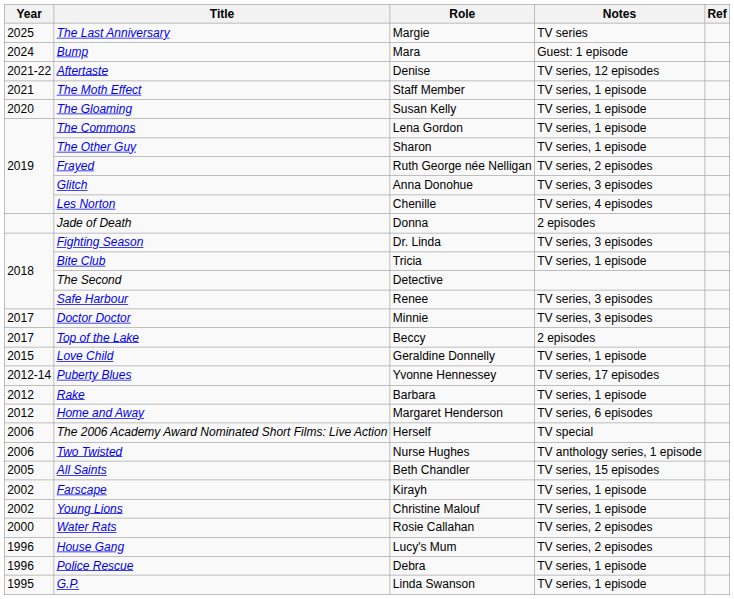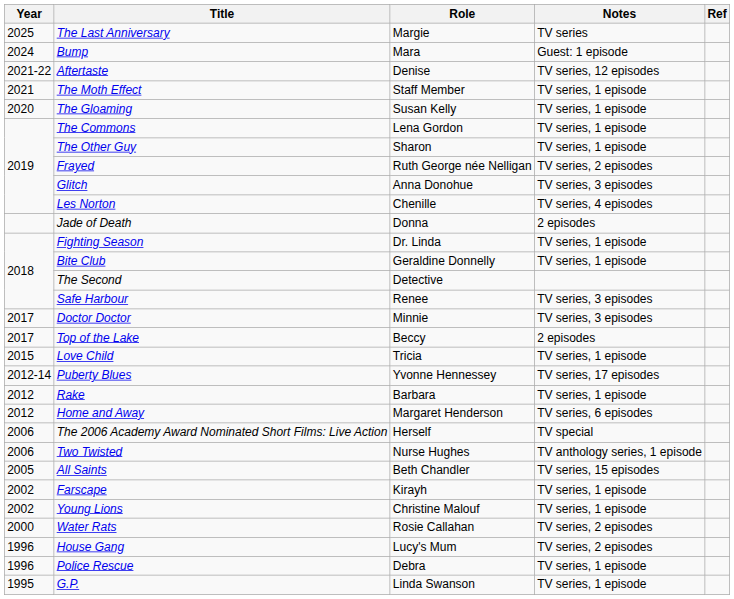(595, 242) TV series, 3 episodes -> (592, 242) TV series, 1 episode
(407, 261) Tricia -> (444, 261) Geraldine Donnelly
(444, 356) Geraldine Donnelly -> (407, 356) Tricia
